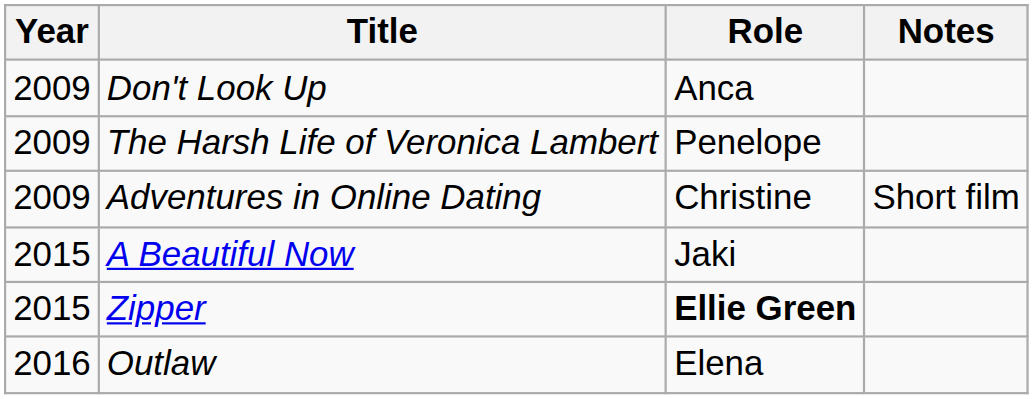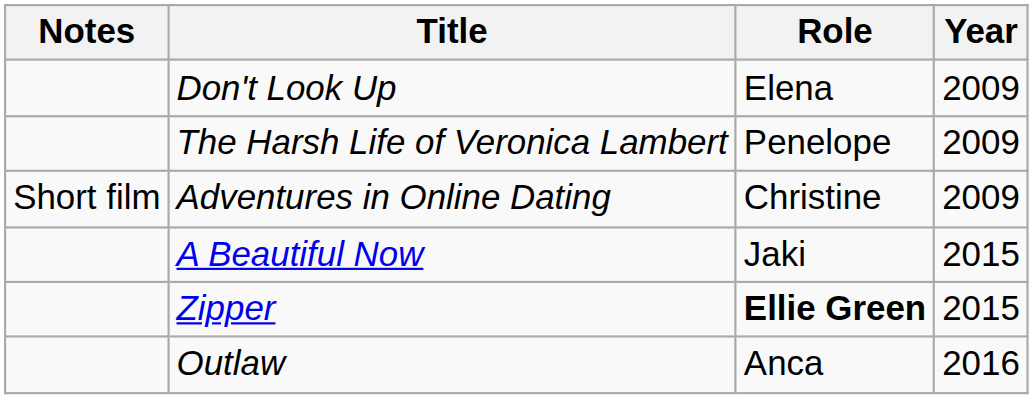columns swapped: (52, 32) <-> (946, 32)
(714, 87) Anca -> (788, 87) Elena
(719, 364) Elena -> (784, 364) Anca
